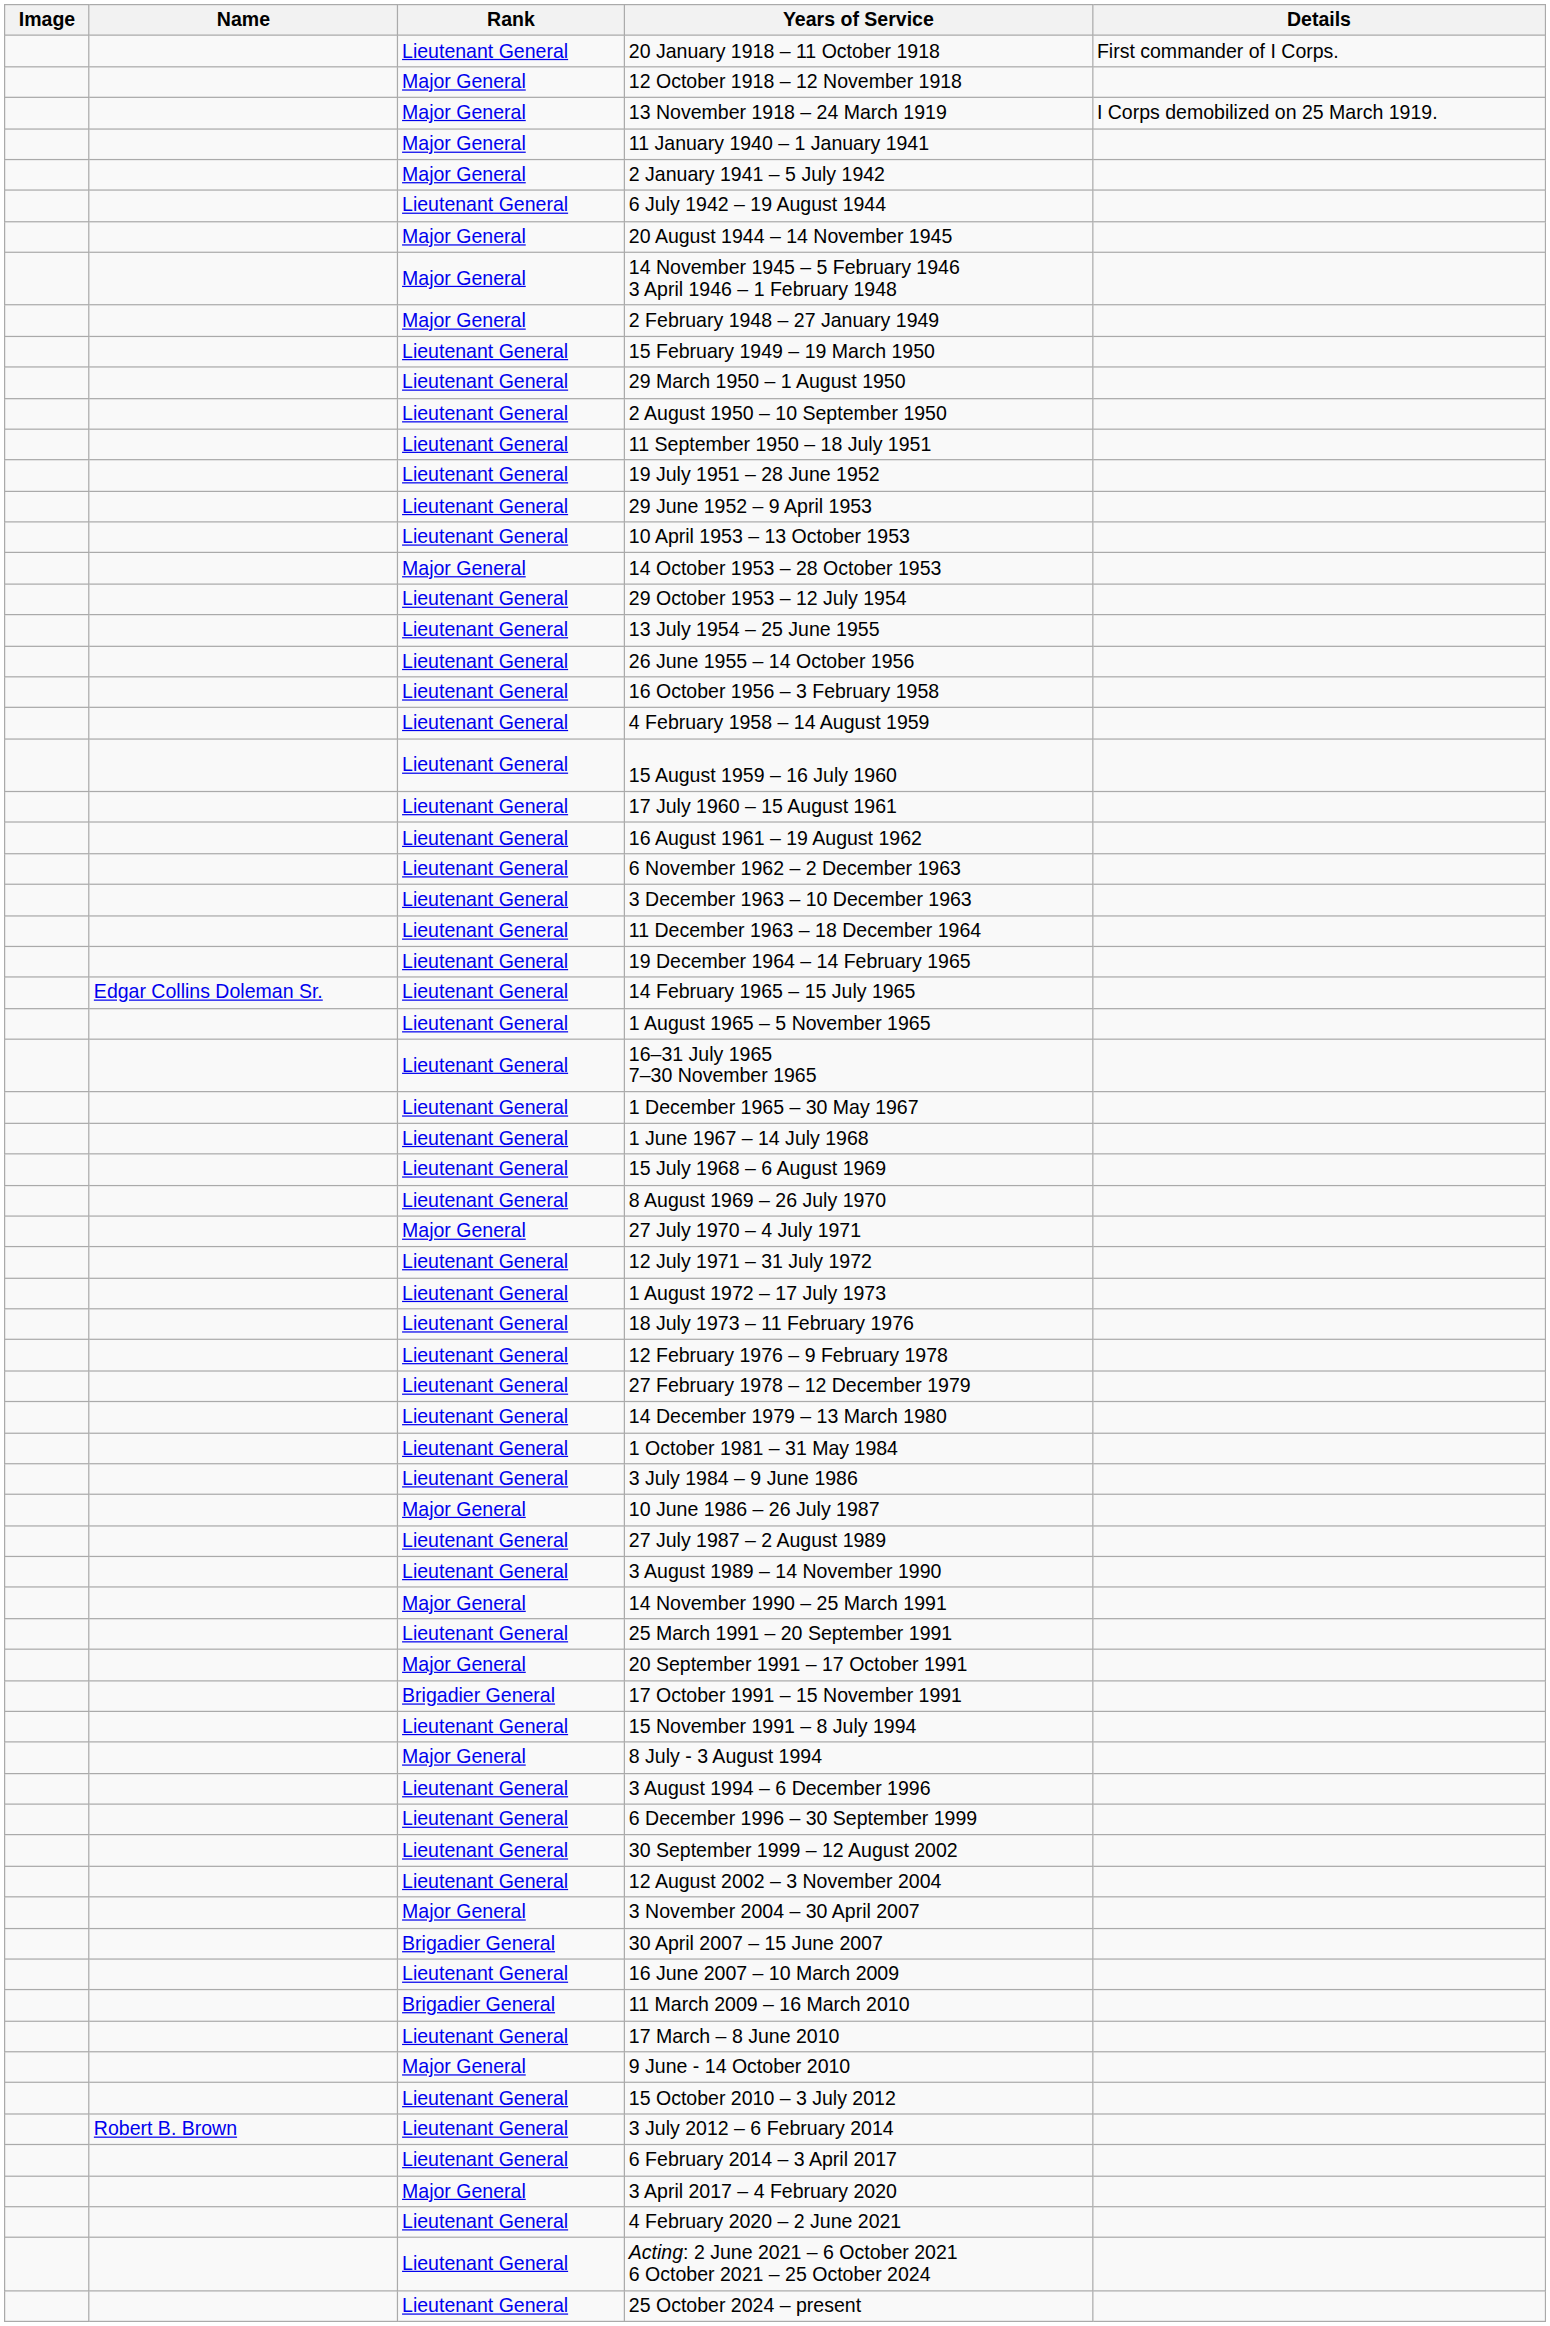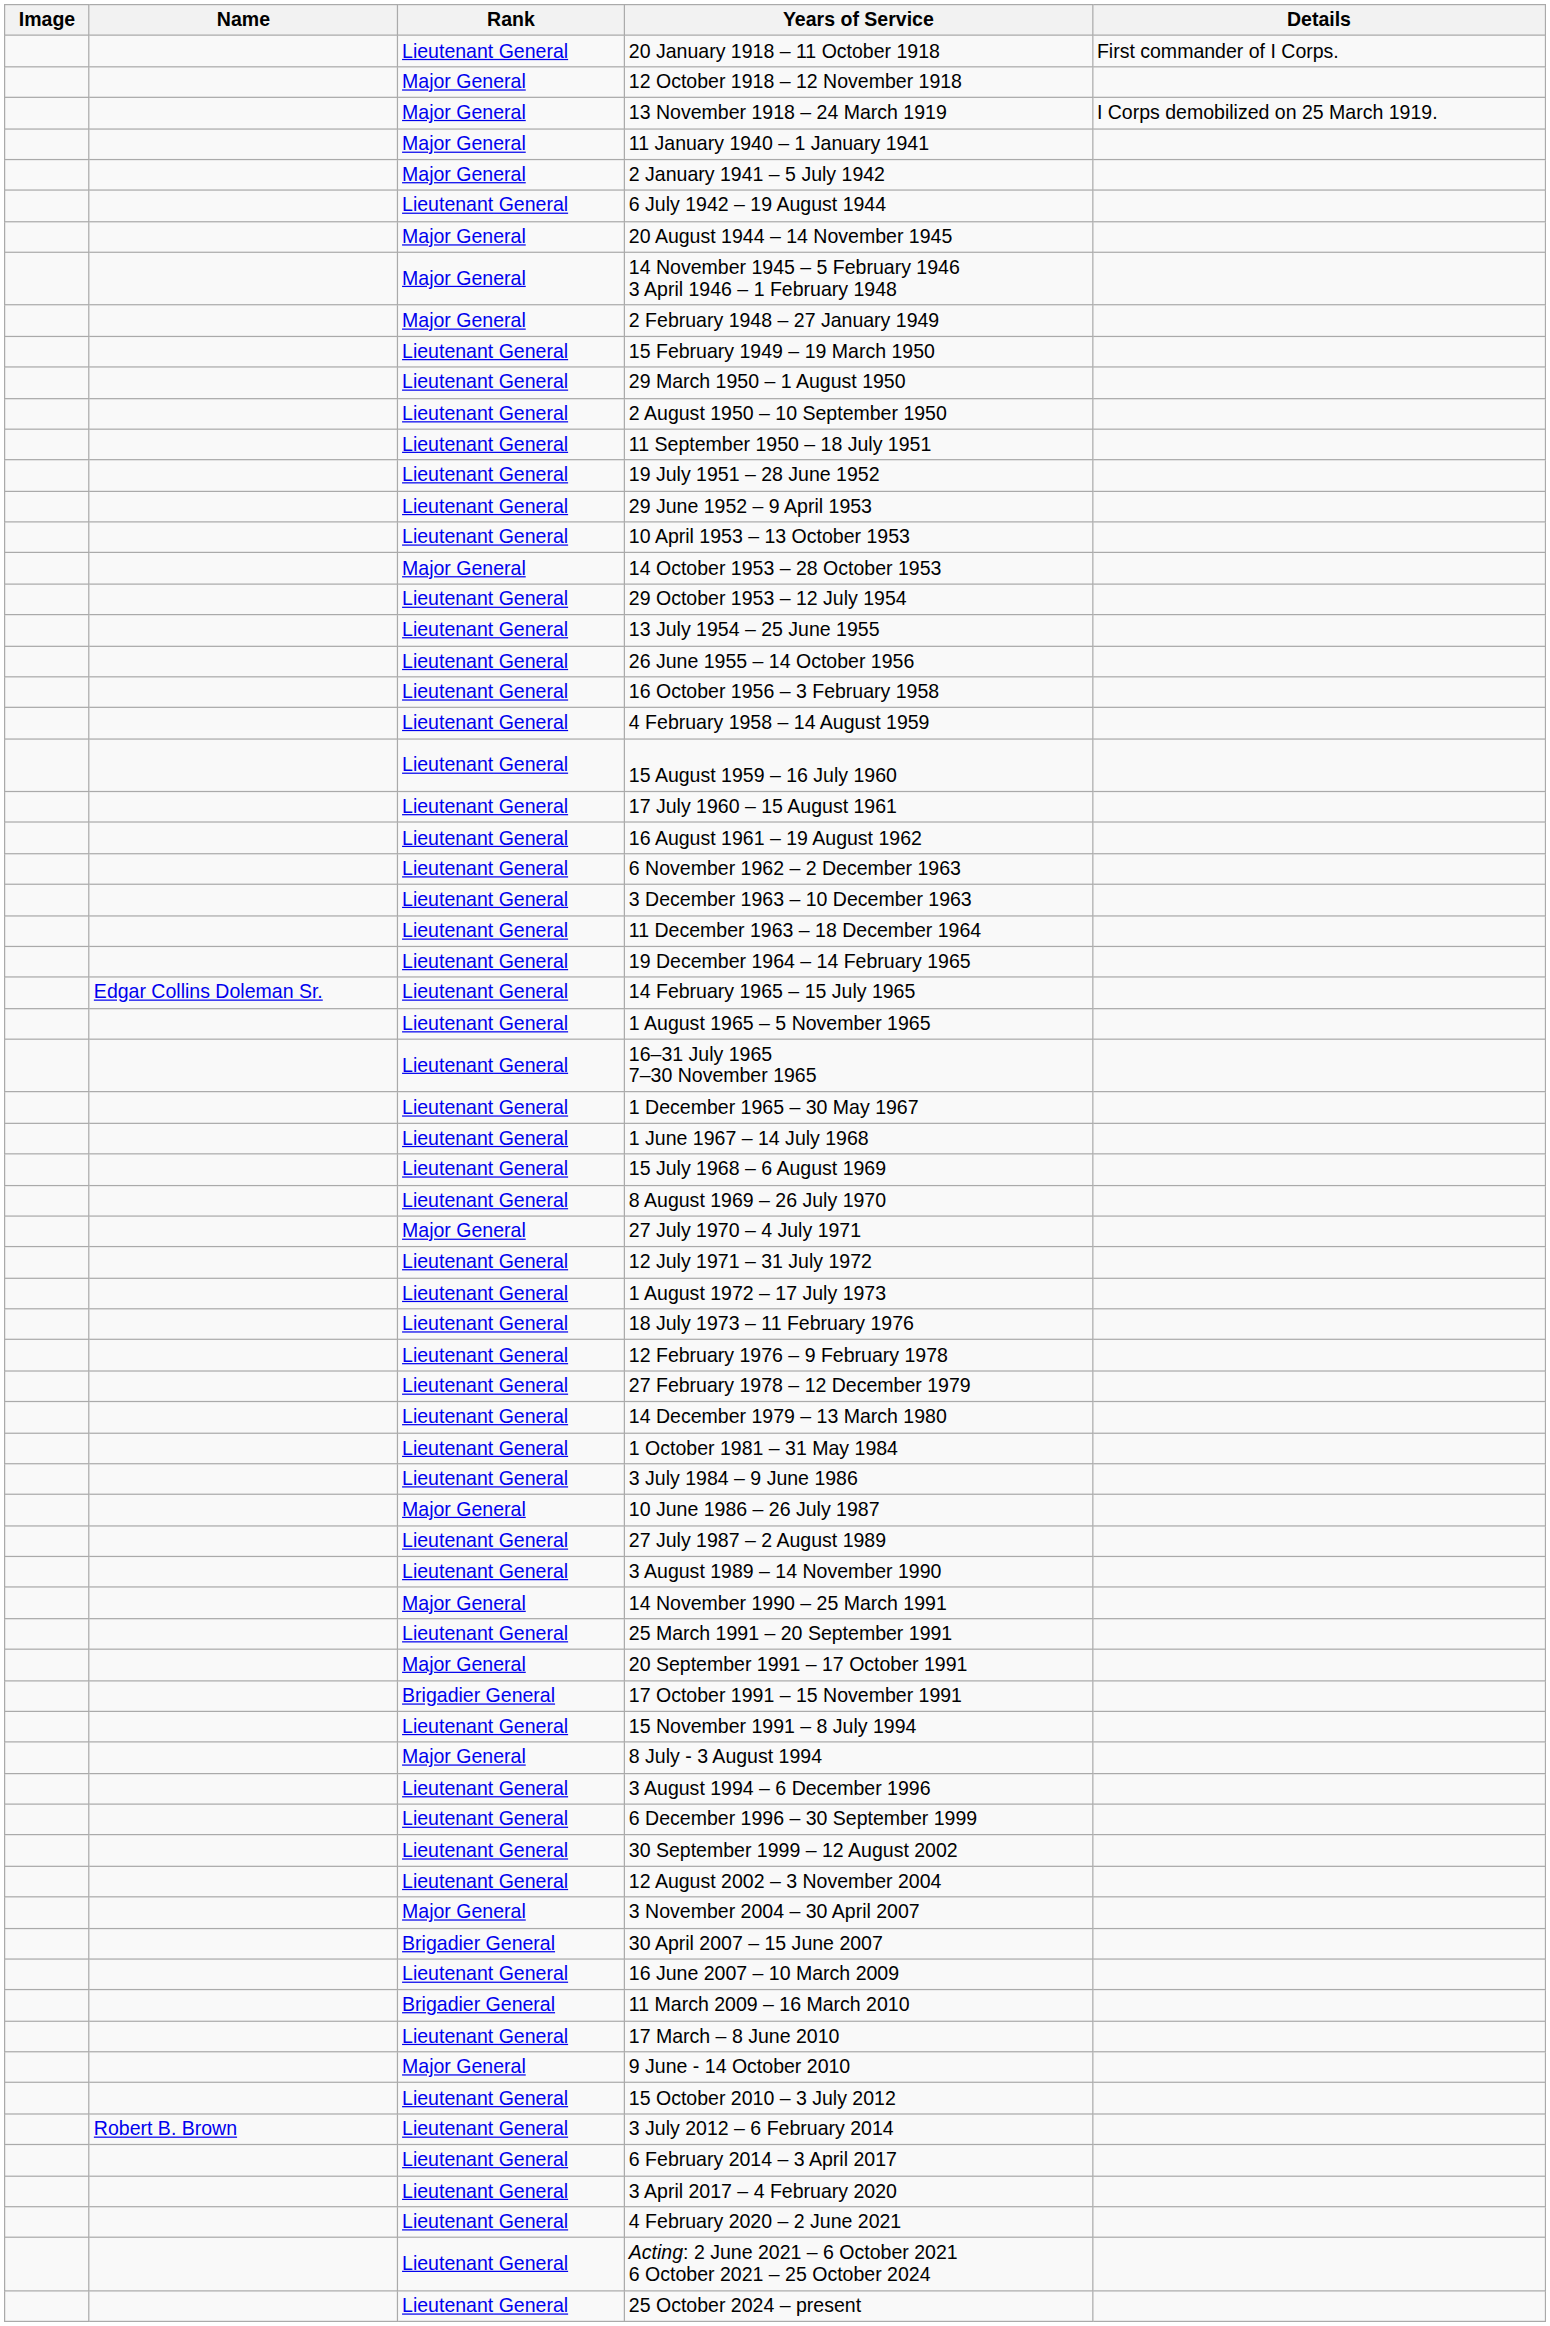(464, 2190) Major General -> (485, 2190) Lieutenant General
